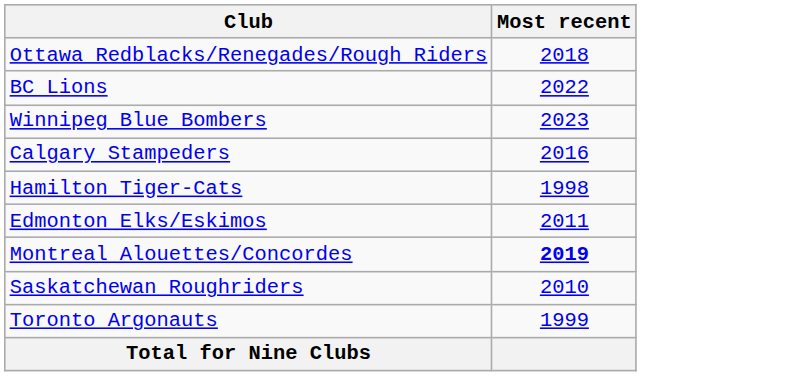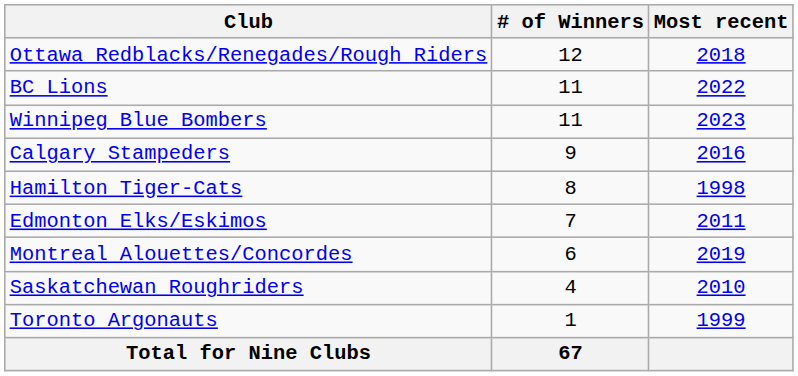+ column: (571, 21)
(564, 254) bold -> (721, 254) normal
